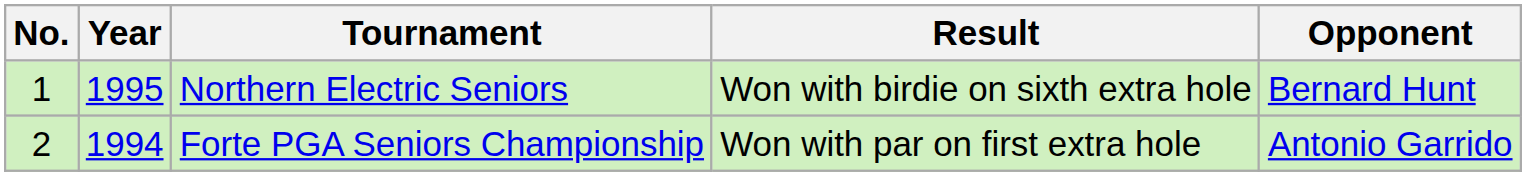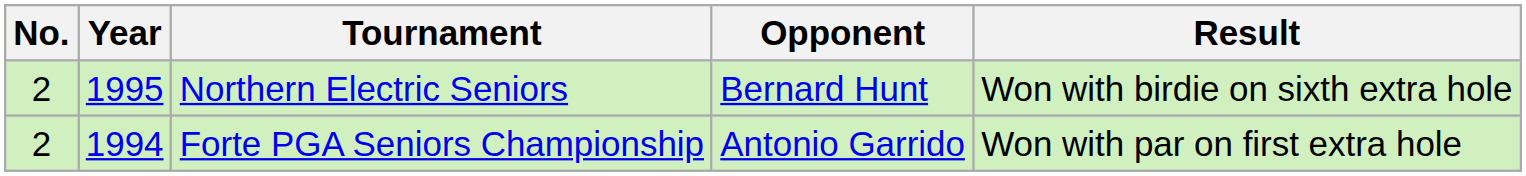columns swapped: (1390, 33) <-> (986, 33)
(41, 88) 1 -> (41, 88) 2
